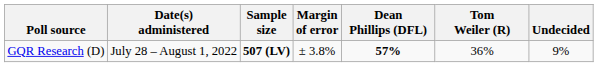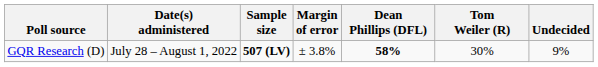(388, 51) 57% -> (388, 51) 58%
(482, 51) 36% -> (482, 51) 30%
